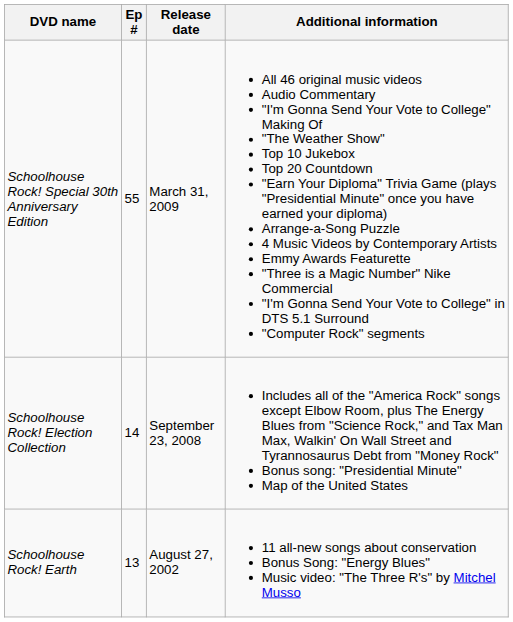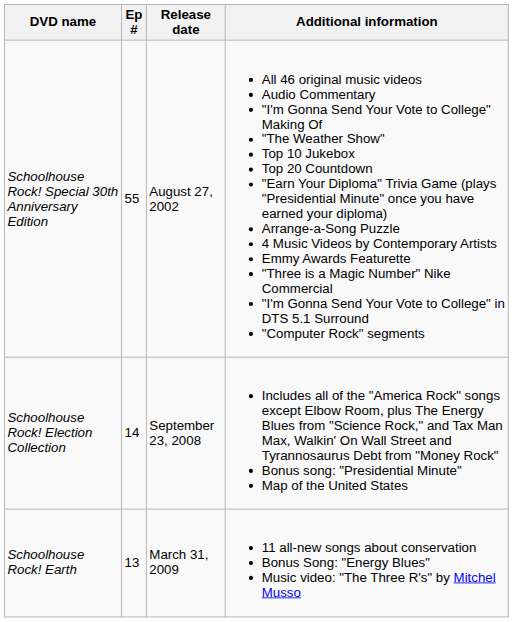(179, 198) March 31, 2009 -> (181, 198) August 27, 2002
(181, 562) August 27, 2002 -> (179, 562) March 31, 2009
